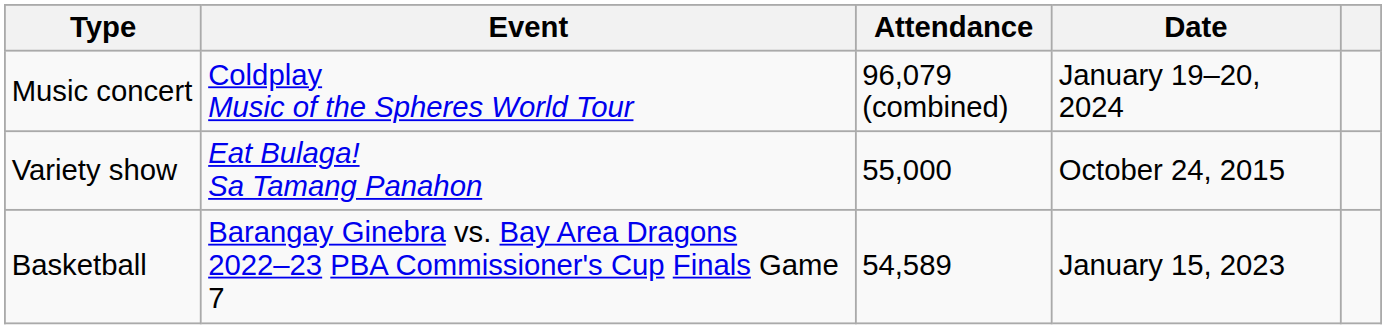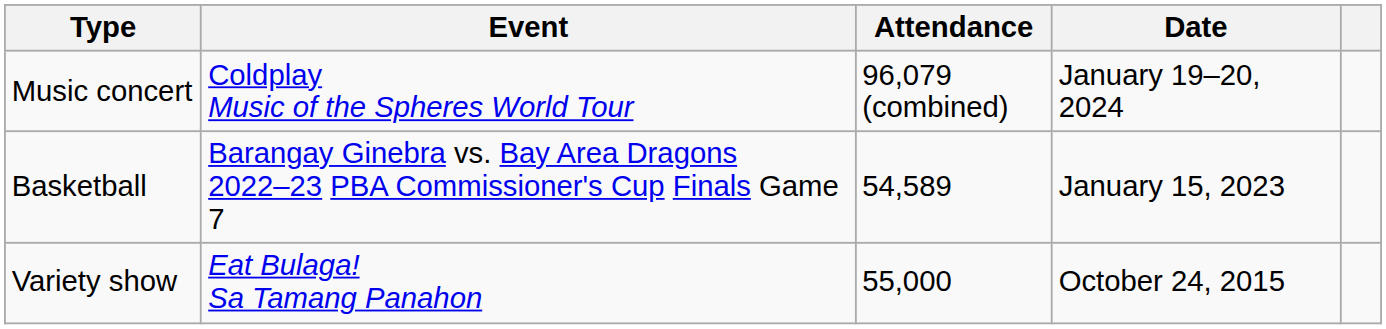rows swapped: (79, 265) <-> (94, 170)
